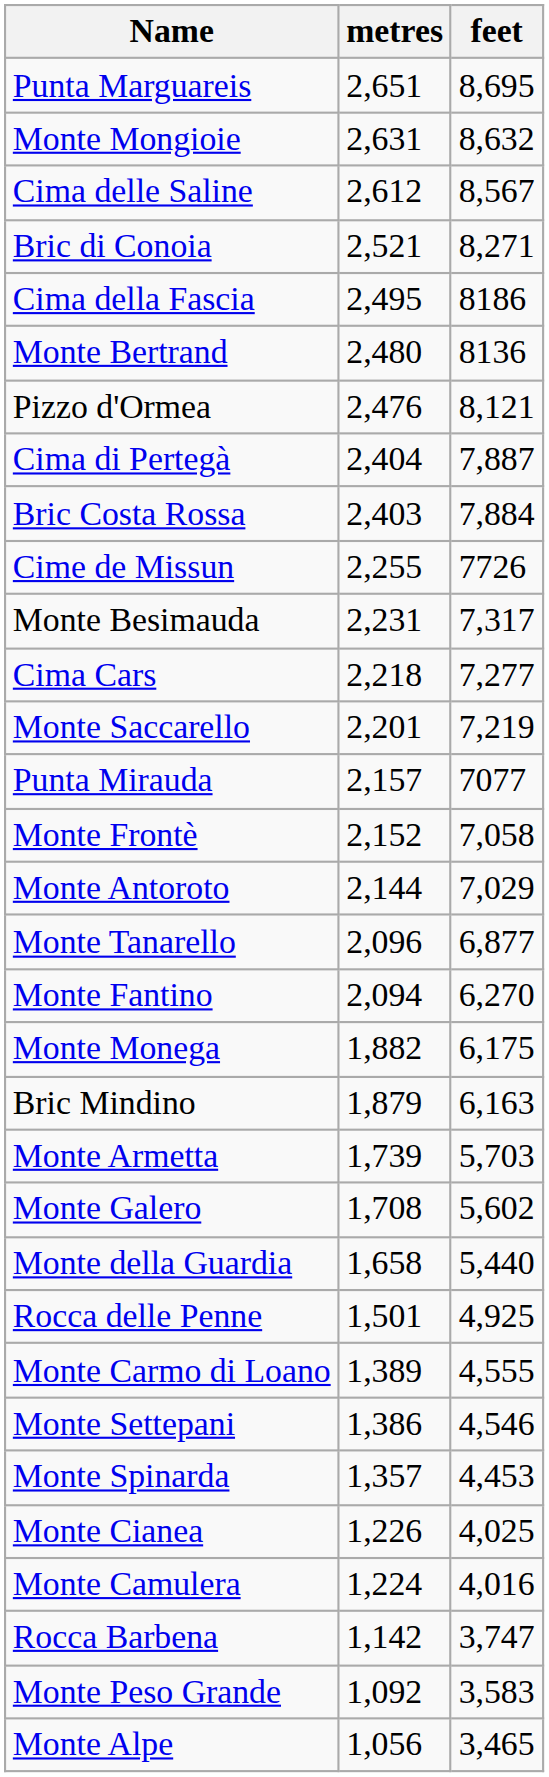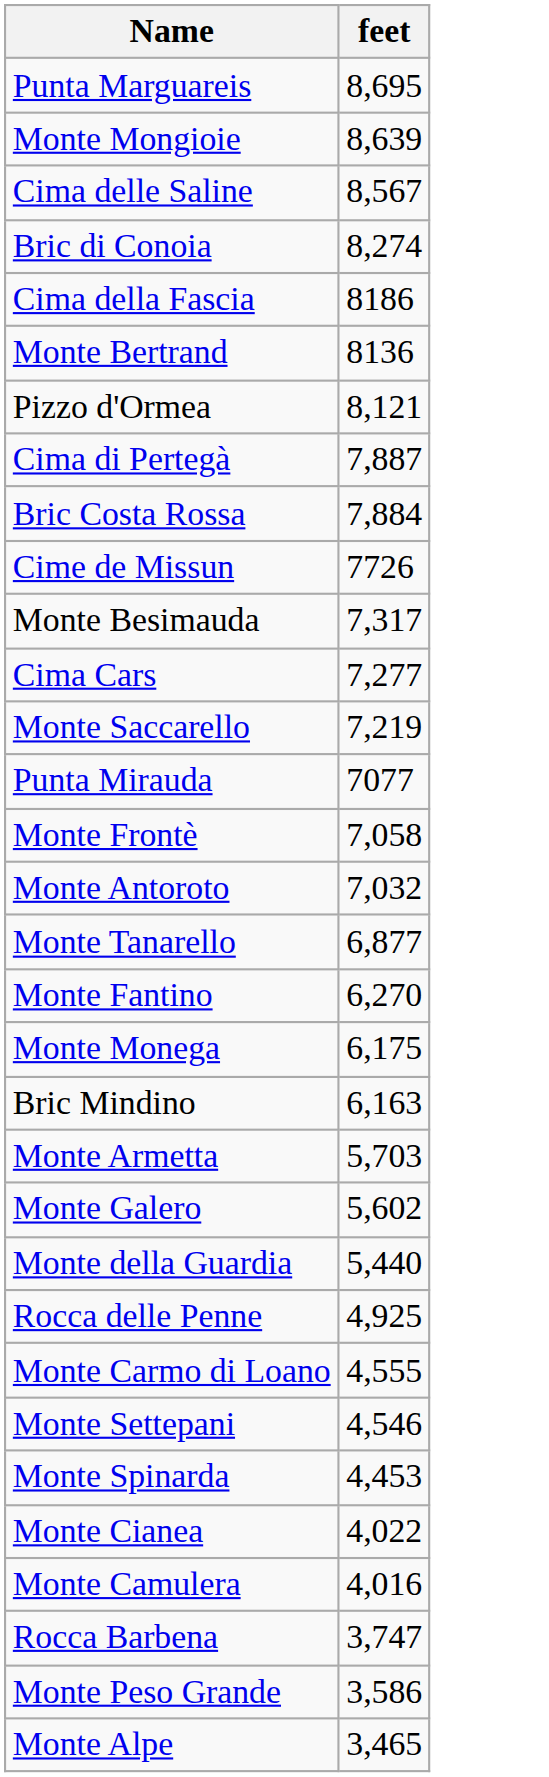- column: (395, 31)
(497, 138) 8,632 -> (384, 138) 8,639
(497, 245) 8,271 -> (384, 245) 8,274
(497, 887) 7,029 -> (384, 887) 7,032
(497, 1530) 4,025 -> (384, 1530) 4,022
(497, 1691) 3,583 -> (384, 1691) 3,586
